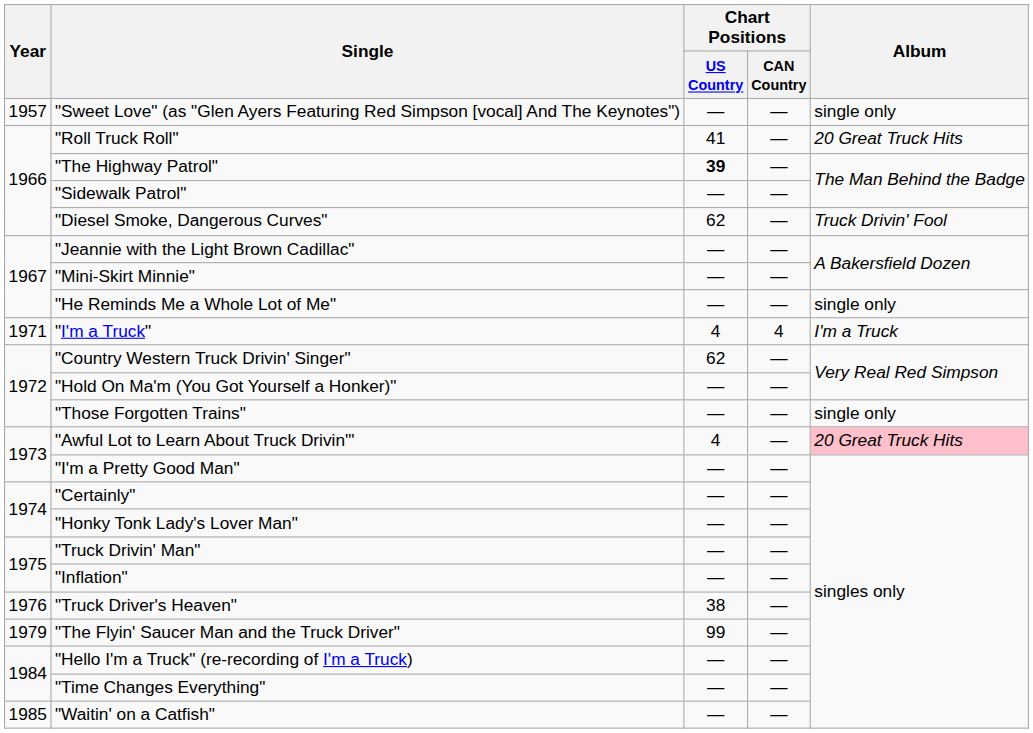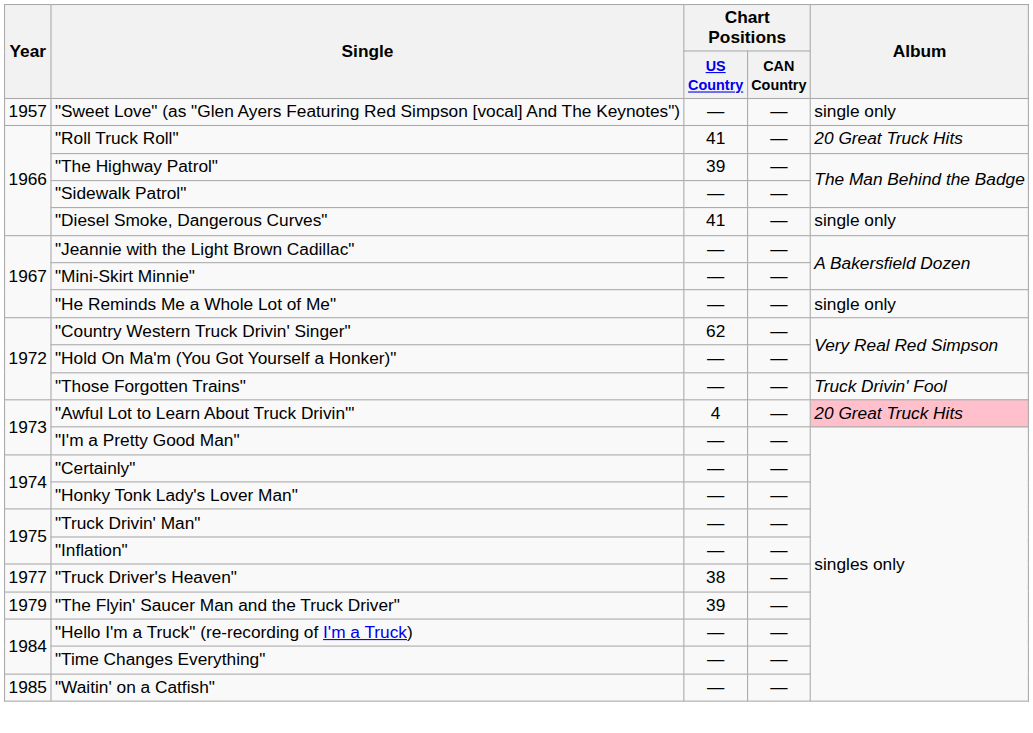(716, 166) bold -> (716, 166) normal
(716, 221) 62 -> (716, 221) 41
(881, 221) Truck Drivin' Fool -> (855, 221) single only
- row: (103, 331)
(855, 413) single only -> (881, 385) Truck Drivin' Fool
(28, 605) 1976 -> (28, 577) 1977
(716, 632) 99 -> (716, 605) 39
